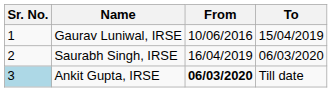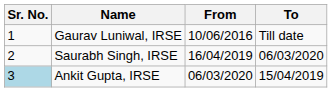(291, 35) 15/04/2019 -> (281, 35) Till date
(220, 76) bold -> (220, 76) normal
(281, 76) Till date -> (291, 76) 15/04/2019
